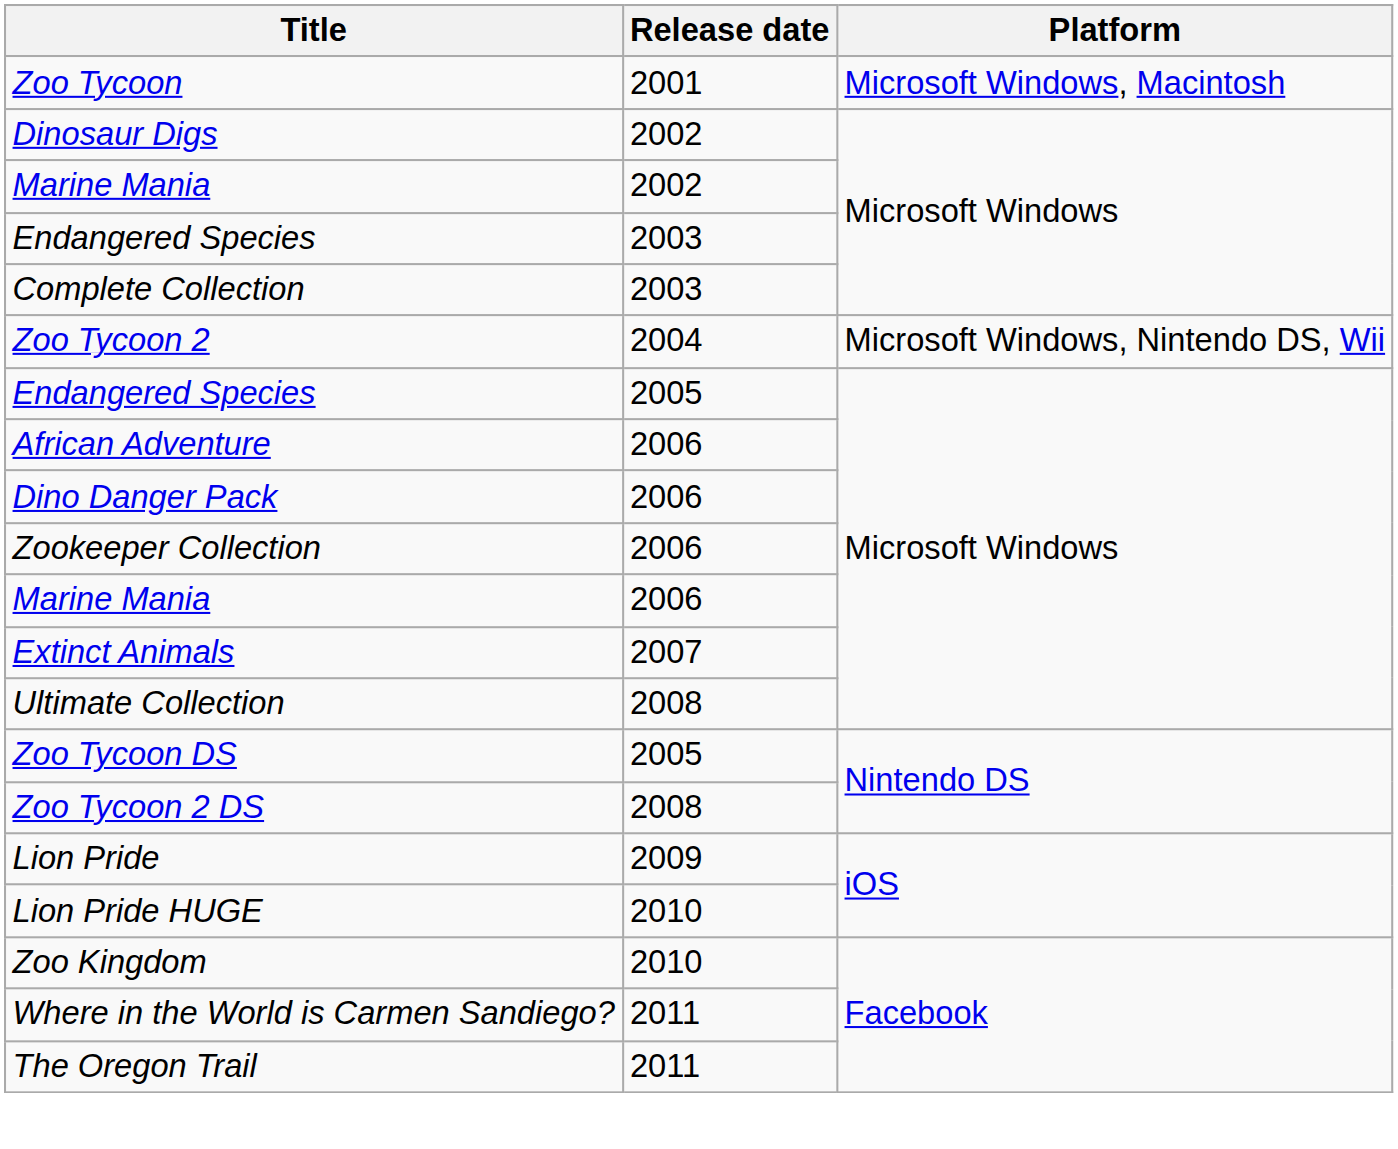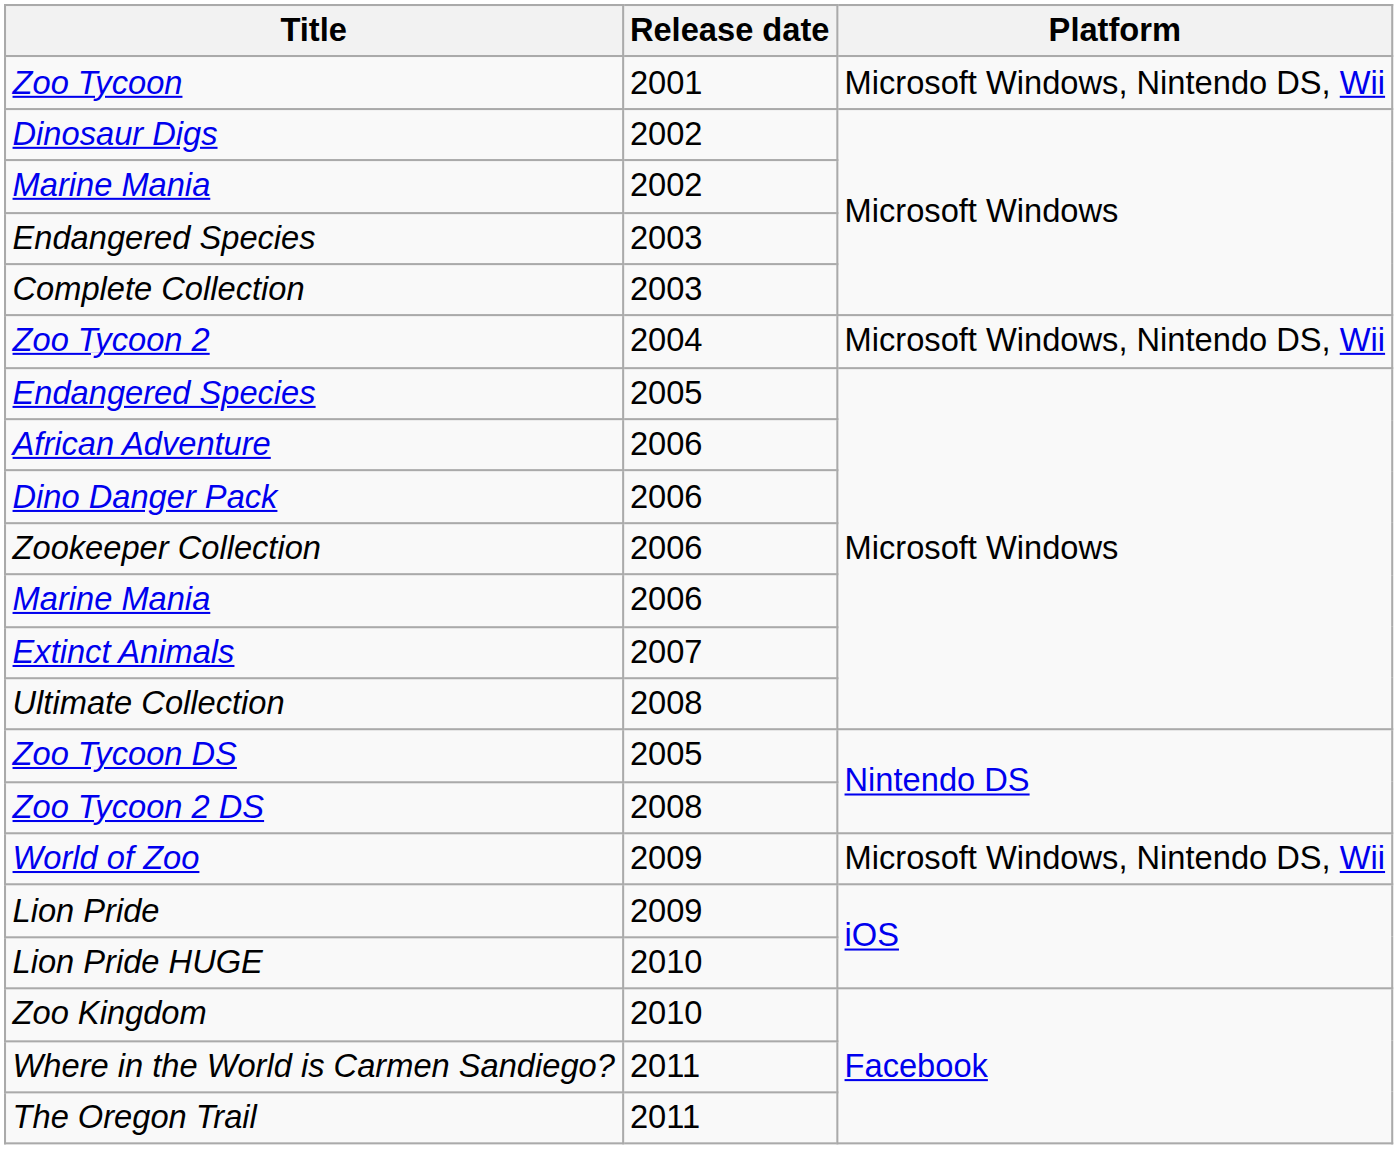(1065, 82) Microsoft Windows, Macintosh -> (1115, 82) Microsoft Windows, Nintendo DS, Wii
+ row: (106, 858)
